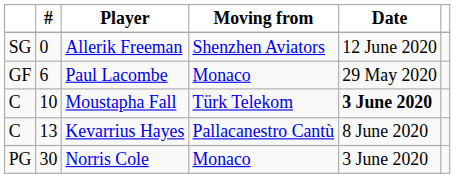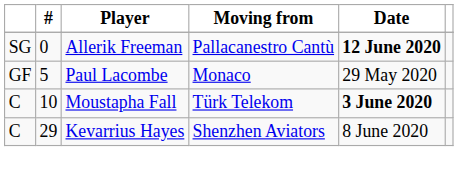(259, 46) Shenzhen Aviators -> (263, 46) Pallacanestro Cantù
(390, 46) normal -> (392, 46) bold
(44, 74) 6 -> (44, 74) 5
(48, 131) 13 -> (48, 131) 29
(263, 131) Pallacanestro Cantù -> (259, 131) Shenzhen Aviators
- row: (107, 159)
